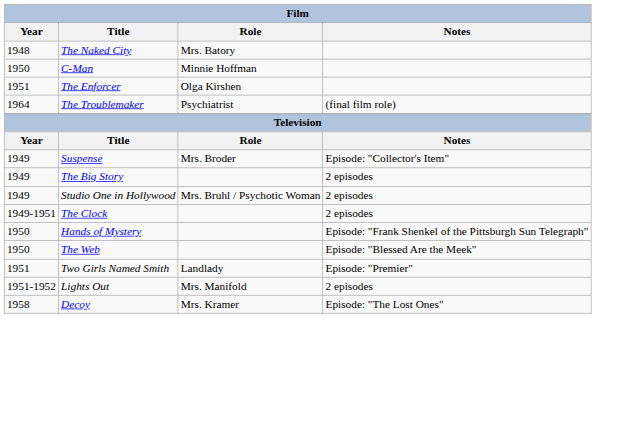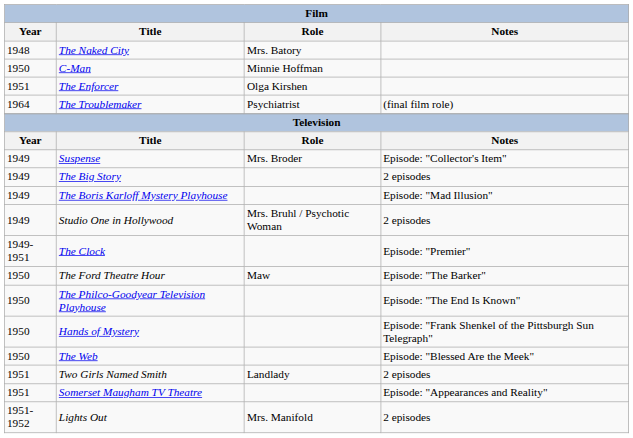+ row: (143, 195)
(349, 213) 2 episodes -> (427, 250) Episode: "Premier"
+ row: (112, 275)
+ row: (132, 300)
(369, 267) Episode: "Premier" -> (407, 374) 2 episodes
+ row: (130, 392)
- row: (76, 304)
